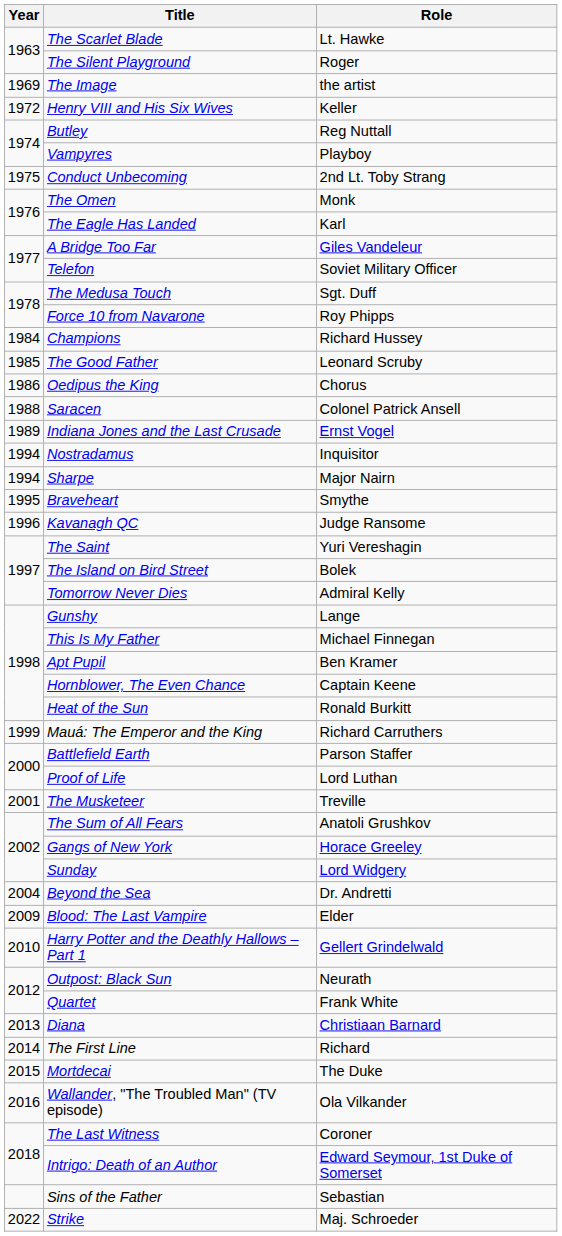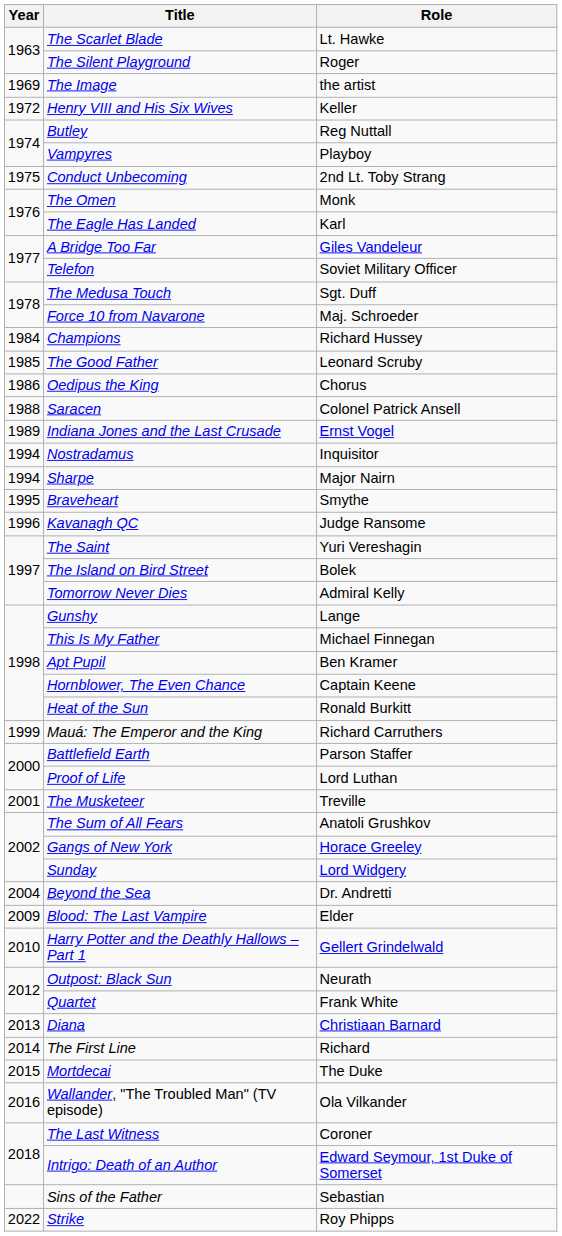(357, 316) Roy Phipps -> (369, 316) Maj. Schroeder
(369, 1219) Maj. Schroeder -> (357, 1219) Roy Phipps
